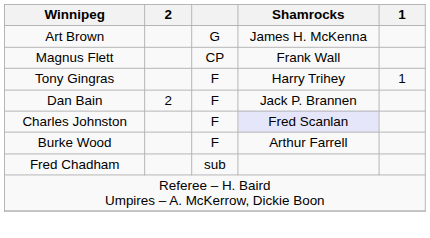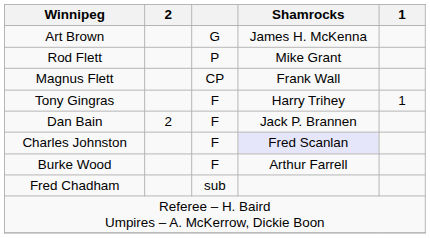+ row: (75, 57)
